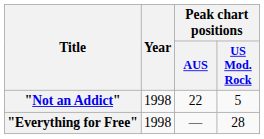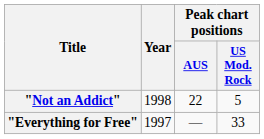(158, 122) 1998 -> (158, 122) 1997
(238, 122) 28 -> (238, 122) 33
